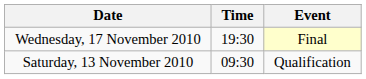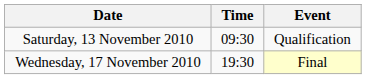rows swapped: (108, 62) <-> (108, 39)
